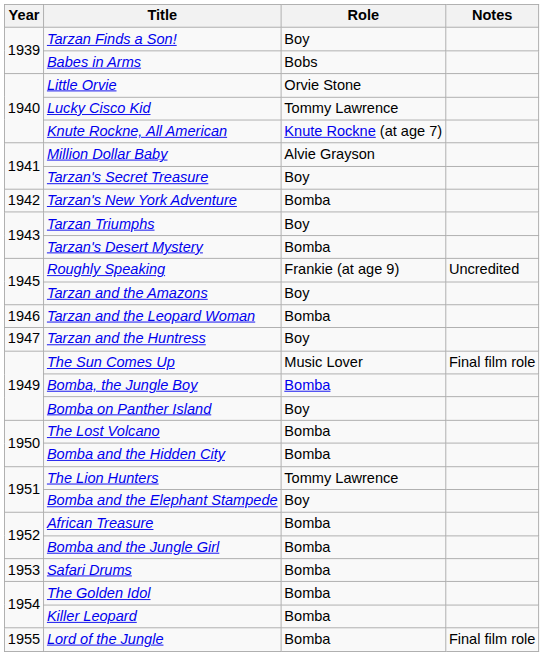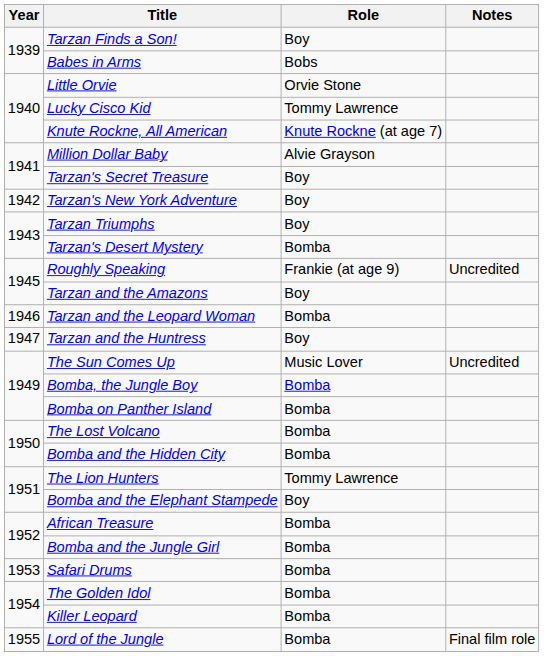(307, 200) Bomba -> (297, 200) Boy
(492, 362) Final film role -> (484, 362) Uncredited
(297, 408) Boy -> (307, 408) Bomba
